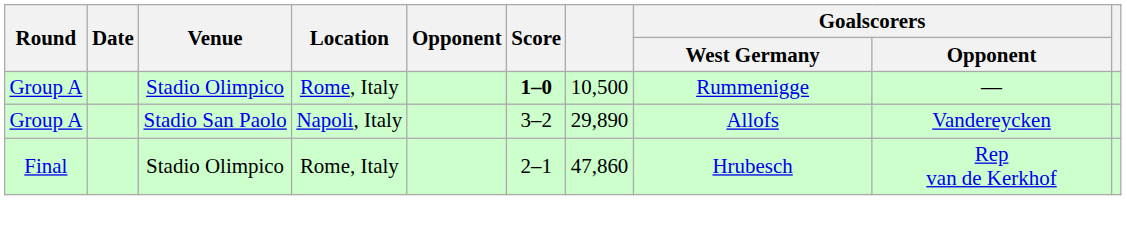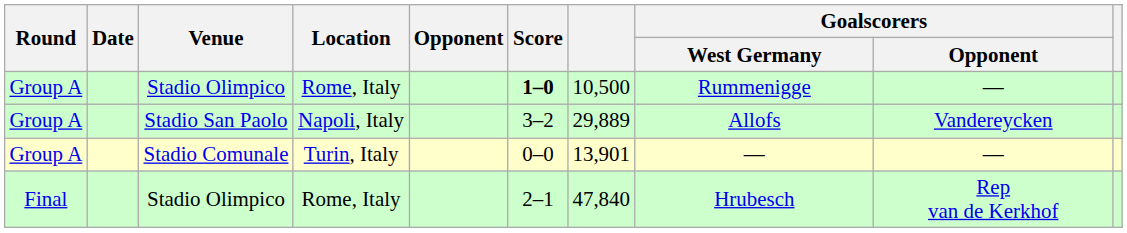(600, 120) 29,890 -> (601, 120) 29,889
+ row: (46, 154)
(600, 165) 47,860 -> (601, 199) 47,840
